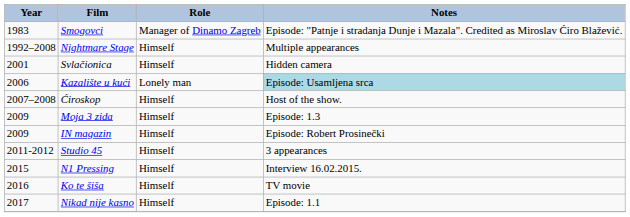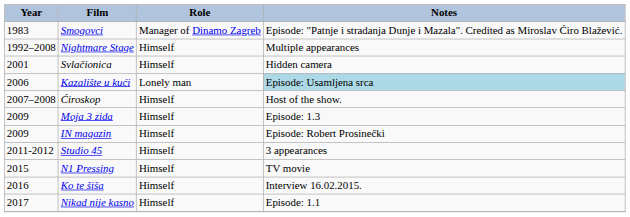(314, 168) Interview 16.02.2015. -> (288, 168) TV movie
(288, 185) TV movie -> (314, 185) Interview 16.02.2015.
